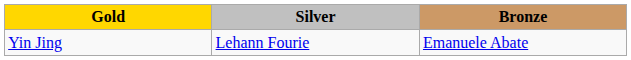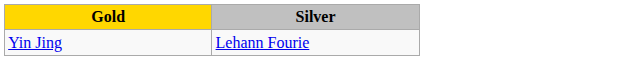- column: (523, 17)
